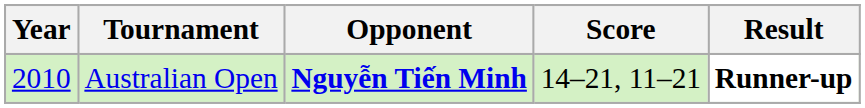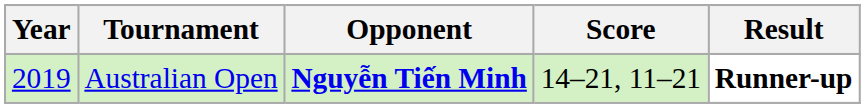(41, 77) 2010 -> (41, 77) 2019
